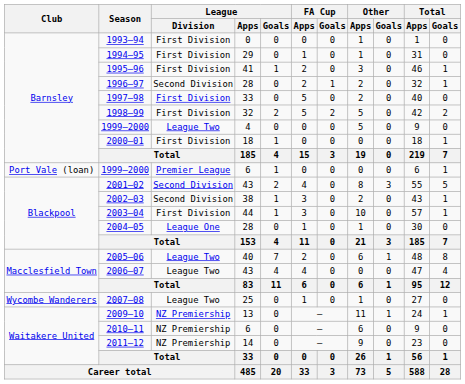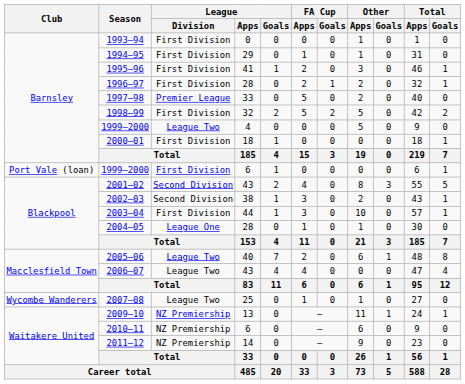(193, 84) Second Division -> (193, 84) First Division
(193, 98) First Division -> (193, 98) Premier League
(193, 170) Premier League -> (193, 170) First Division
